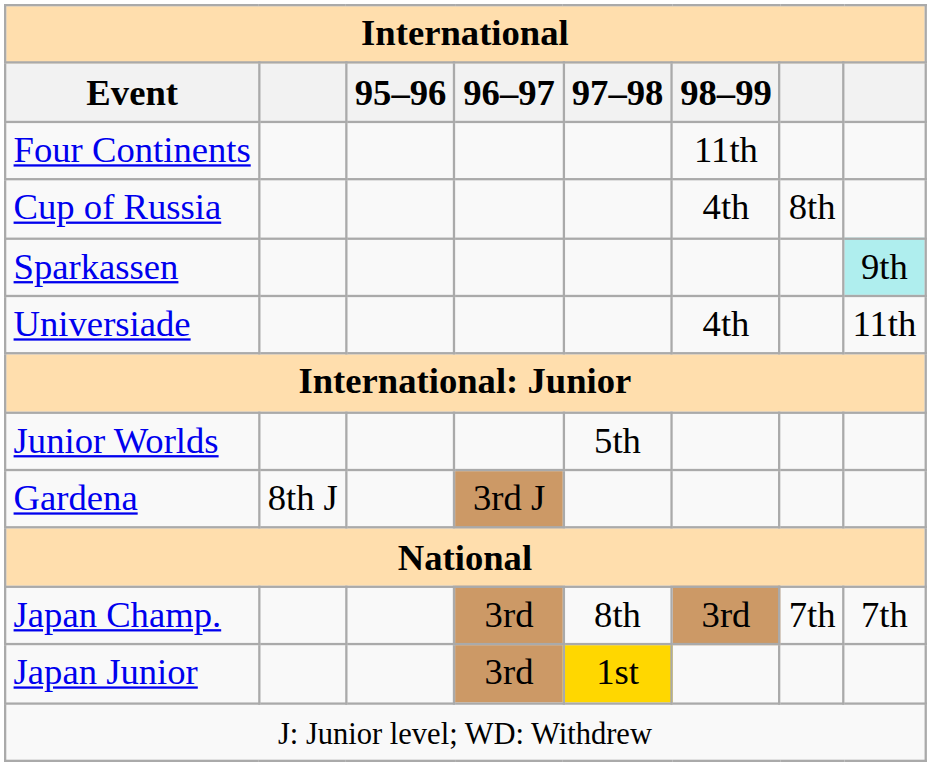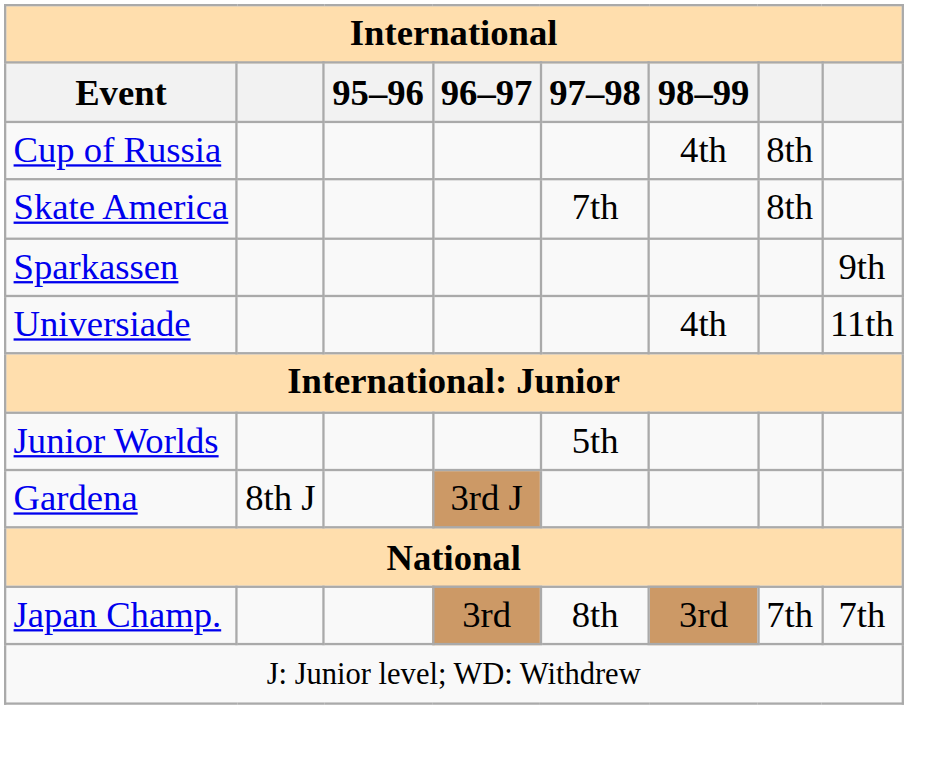- row: (132, 149)
+ row: (121, 207)
(884, 265) paleturquoise background -> (862, 265) no background
- row: (106, 672)
